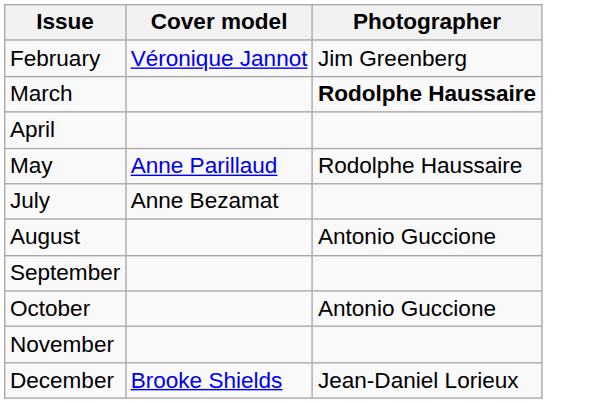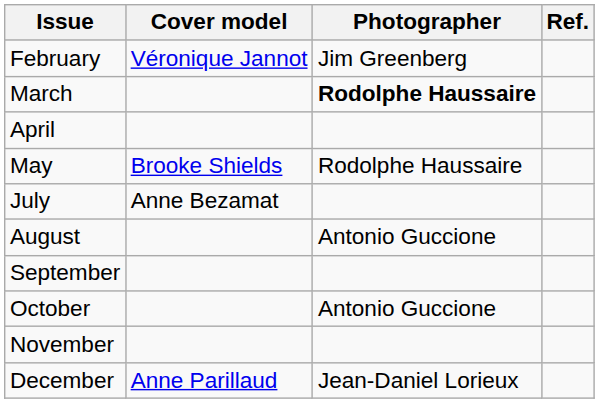+ column: (568, 22)
(204, 165) Anne Parillaud -> (207, 165) Brooke Shields
(207, 380) Brooke Shields -> (204, 380) Anne Parillaud
